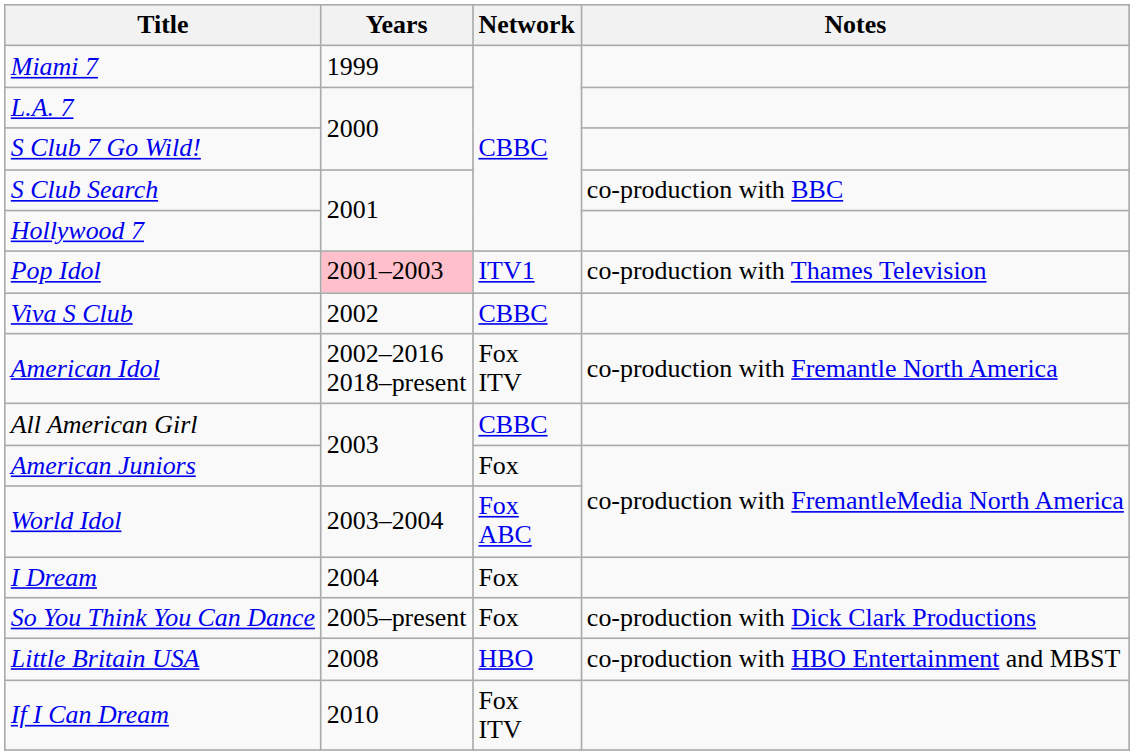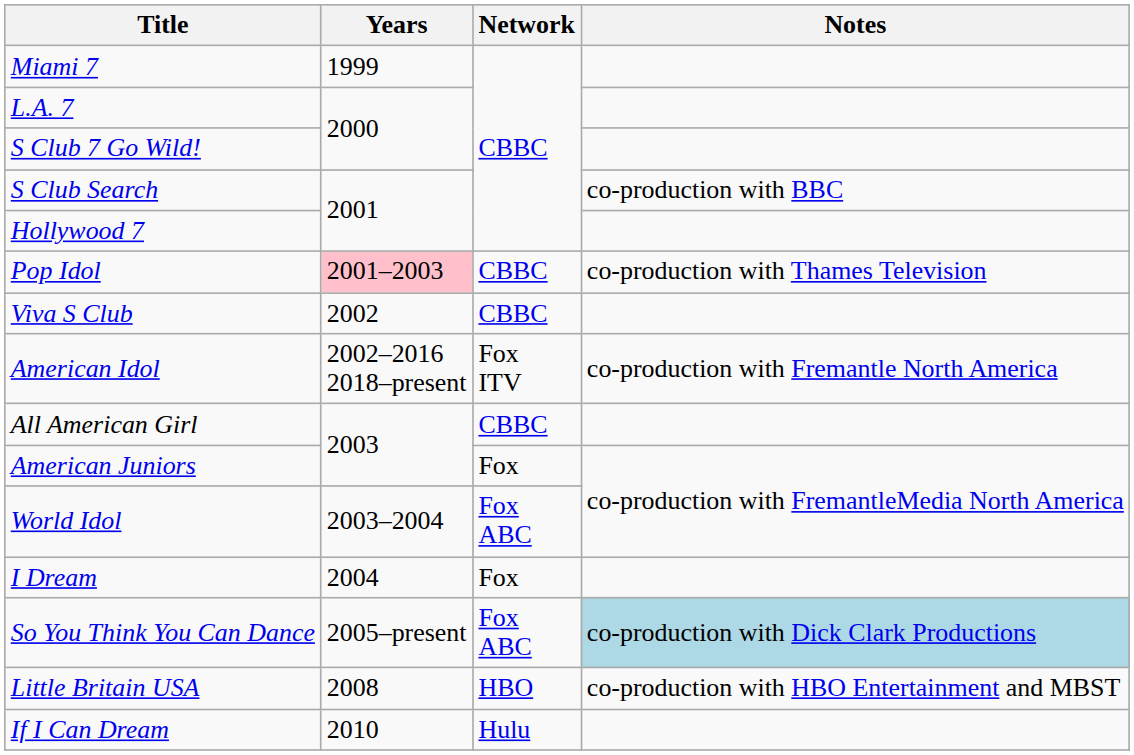(507, 271) ITV1 -> (513, 271) CBBC
(499, 617) Fox -> (505, 632) Fox ABC
(811, 617) no background -> (811, 632) lightblue background
(500, 714) Fox ITV -> (504, 729) Hulu
